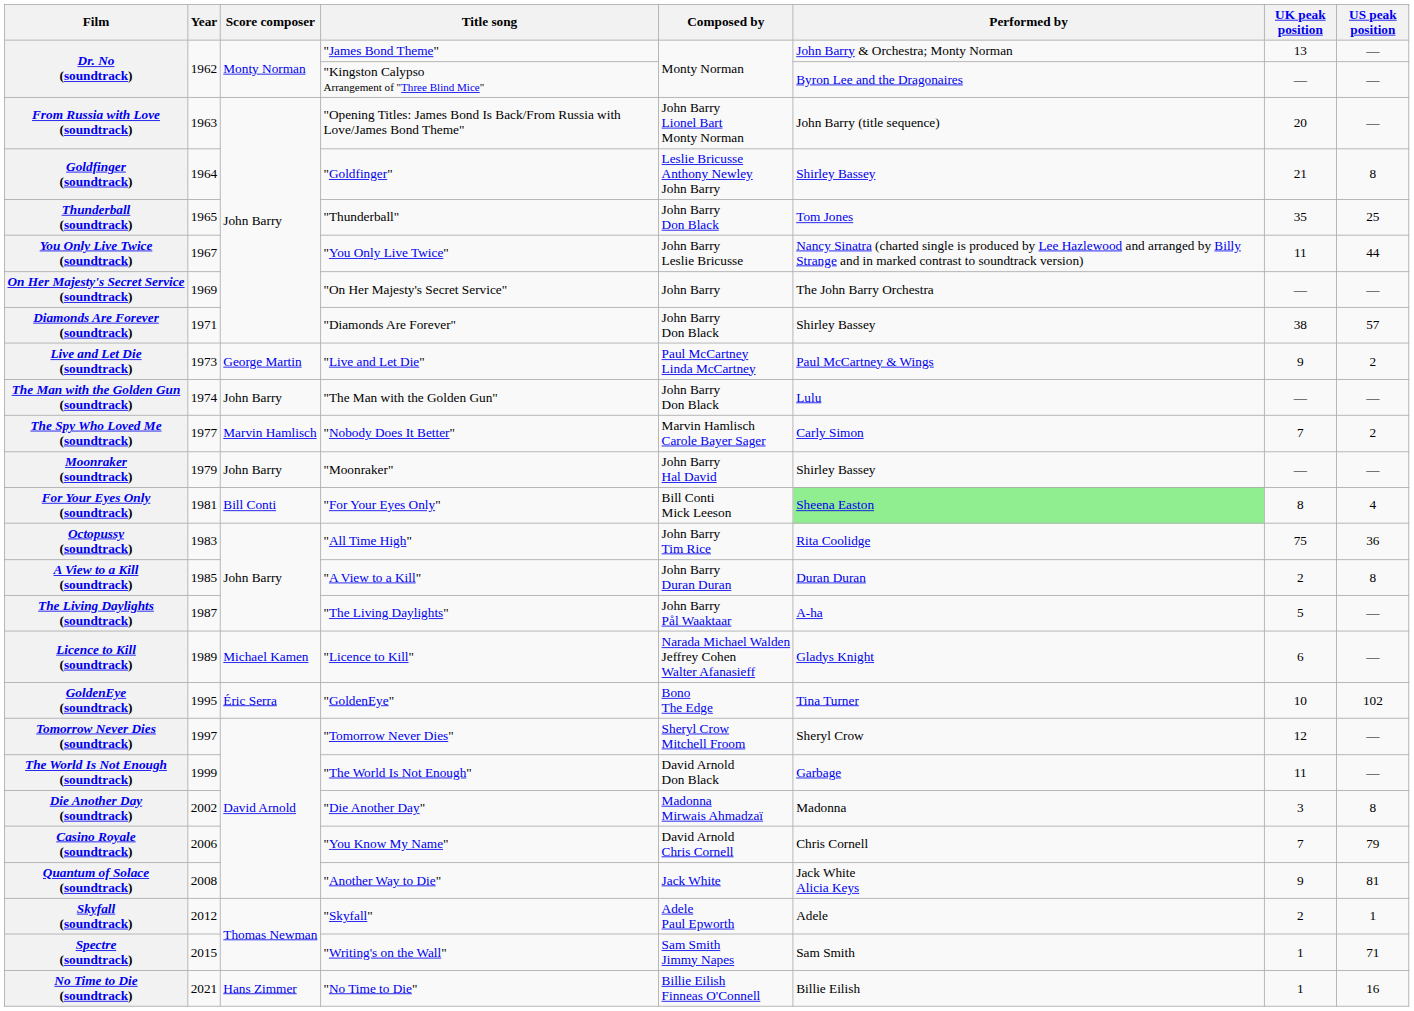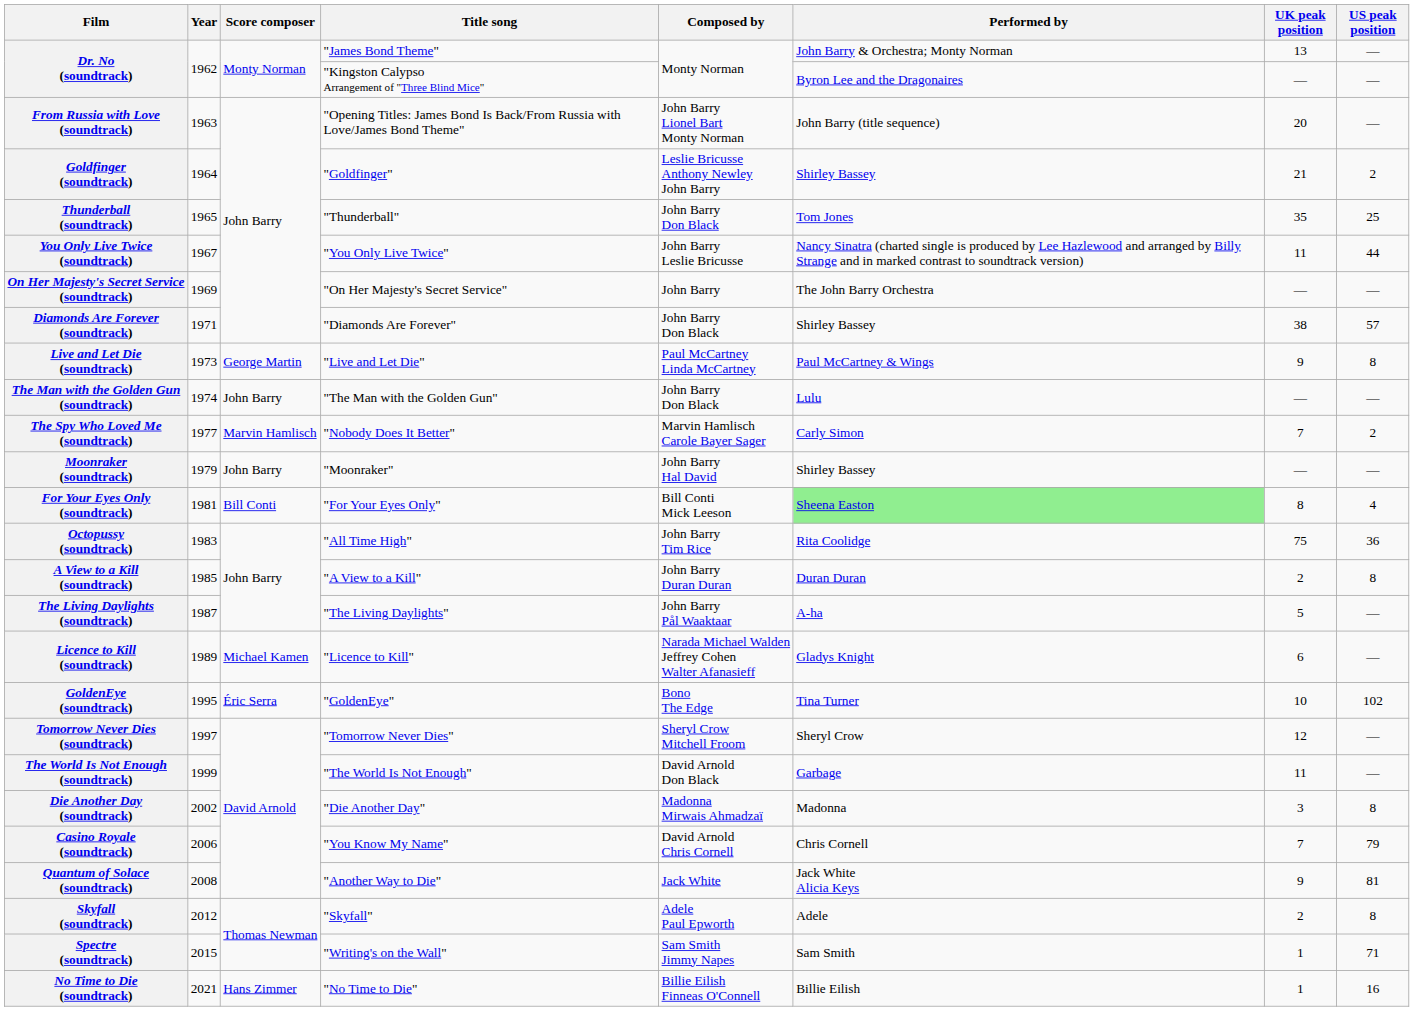(1373, 173) 8 -> (1373, 173) 2
(1373, 361) 2 -> (1373, 361) 8
(1373, 916) 1 -> (1373, 916) 8
